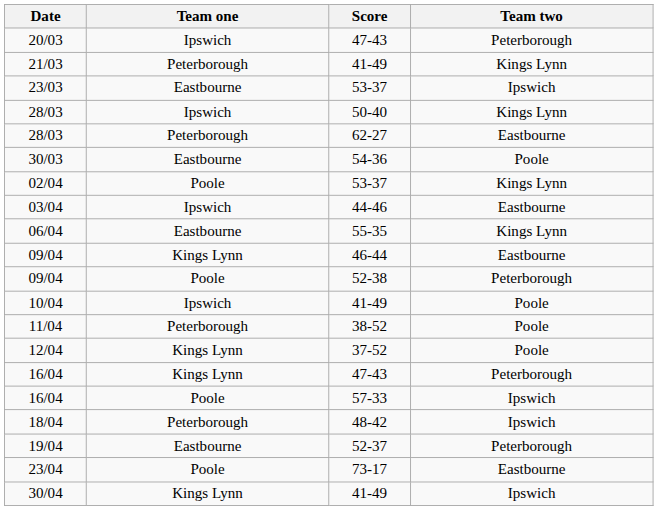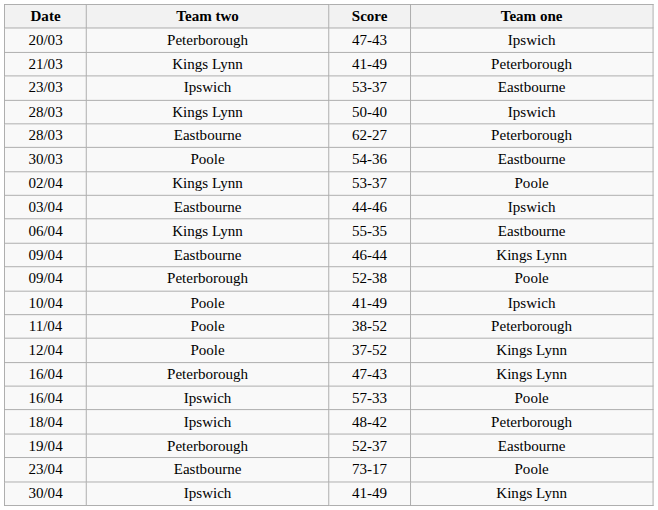columns swapped: (208, 16) <-> (532, 16)
